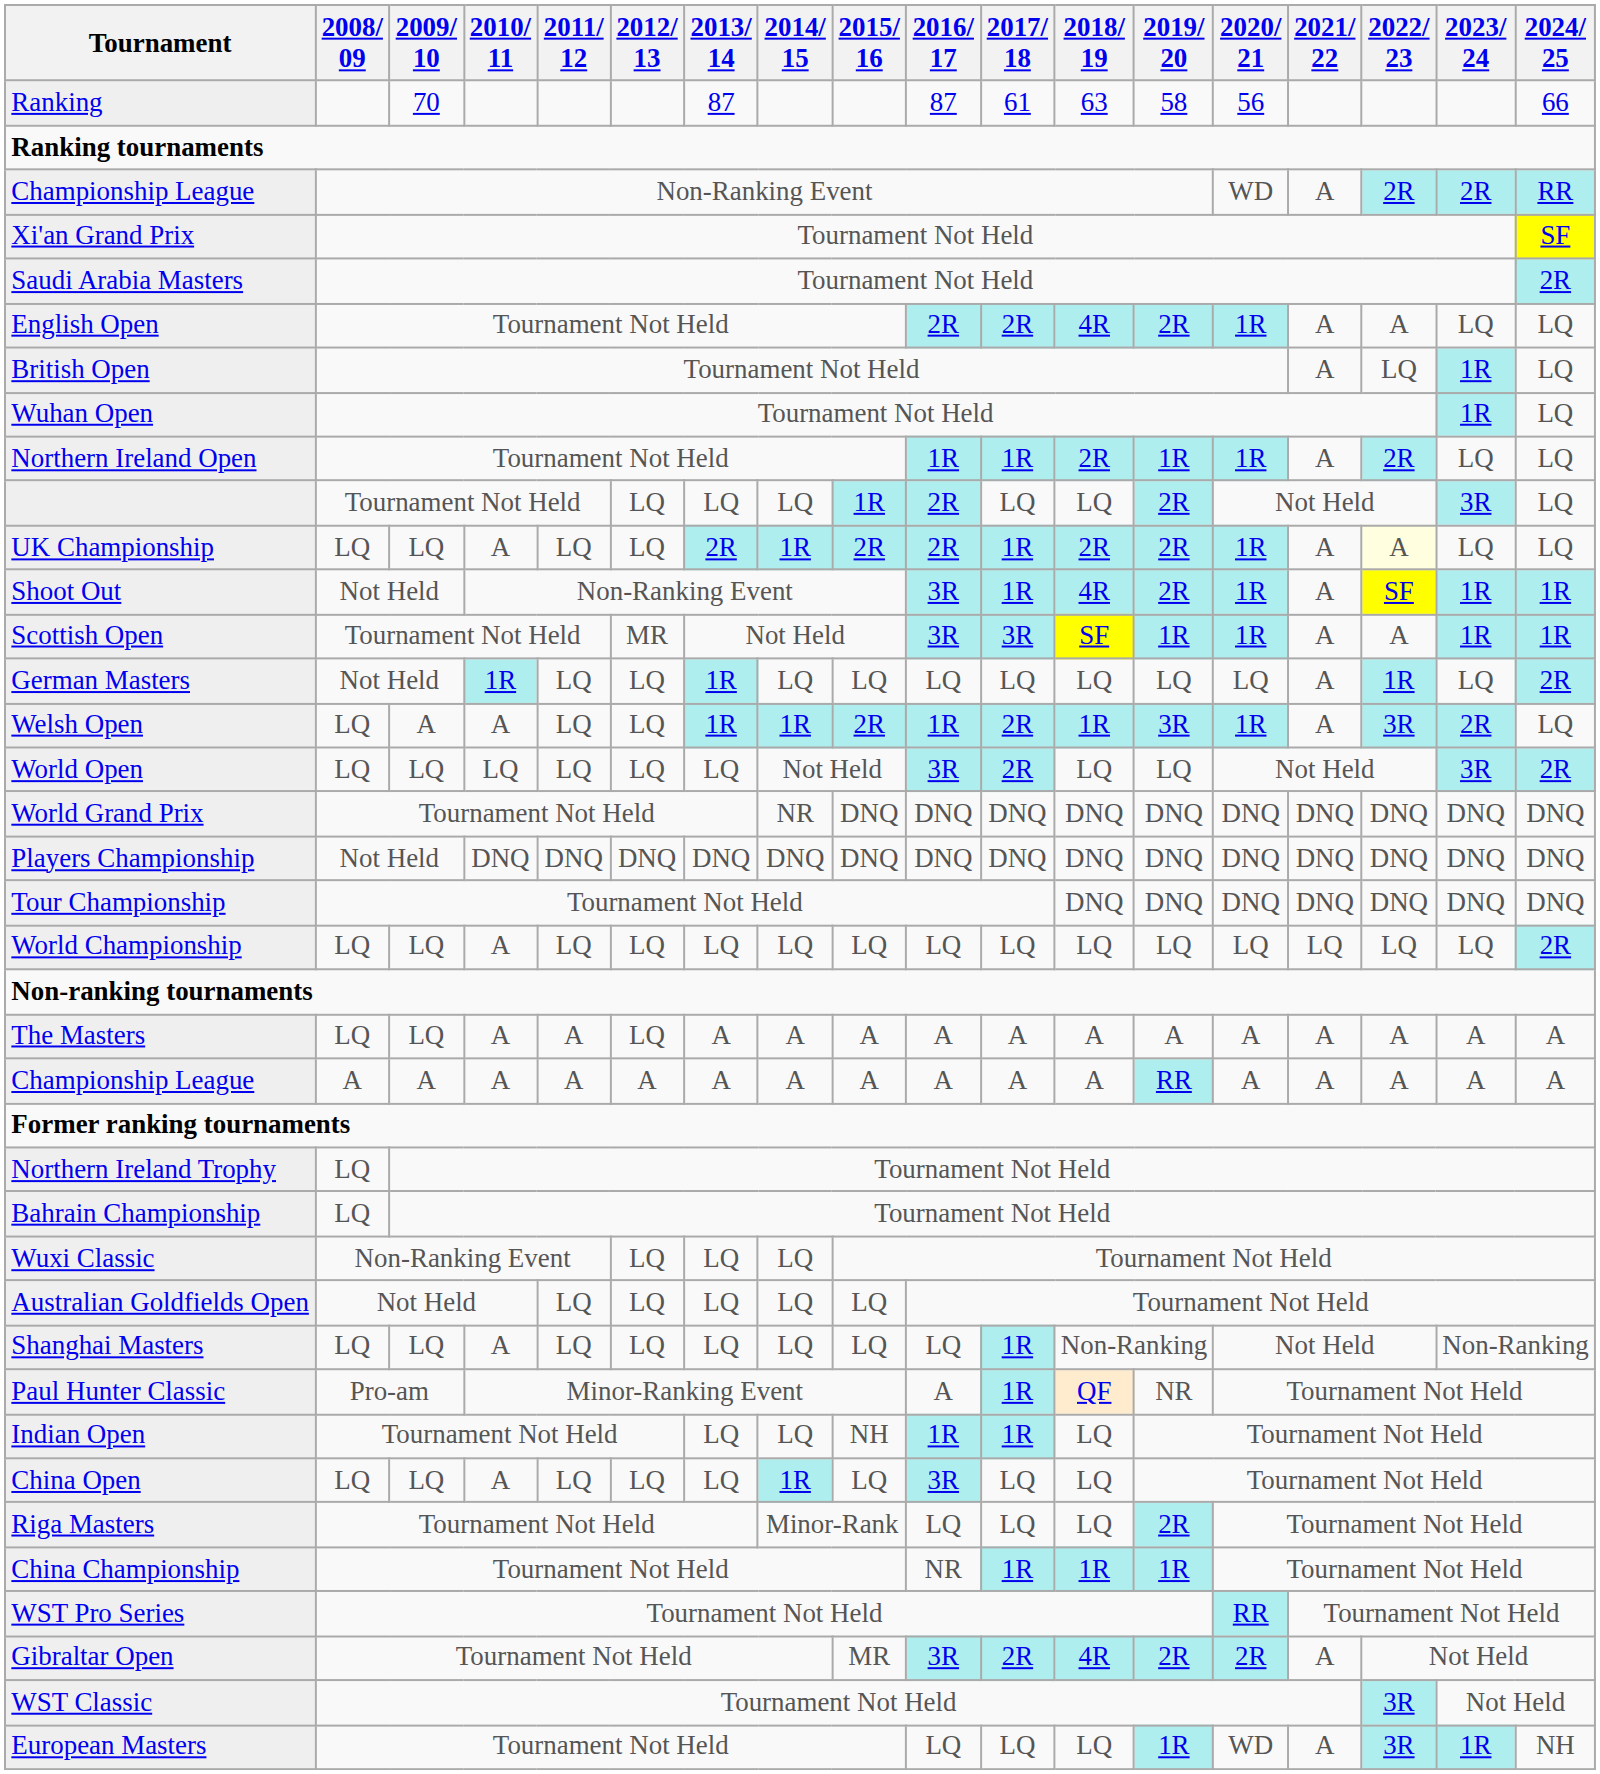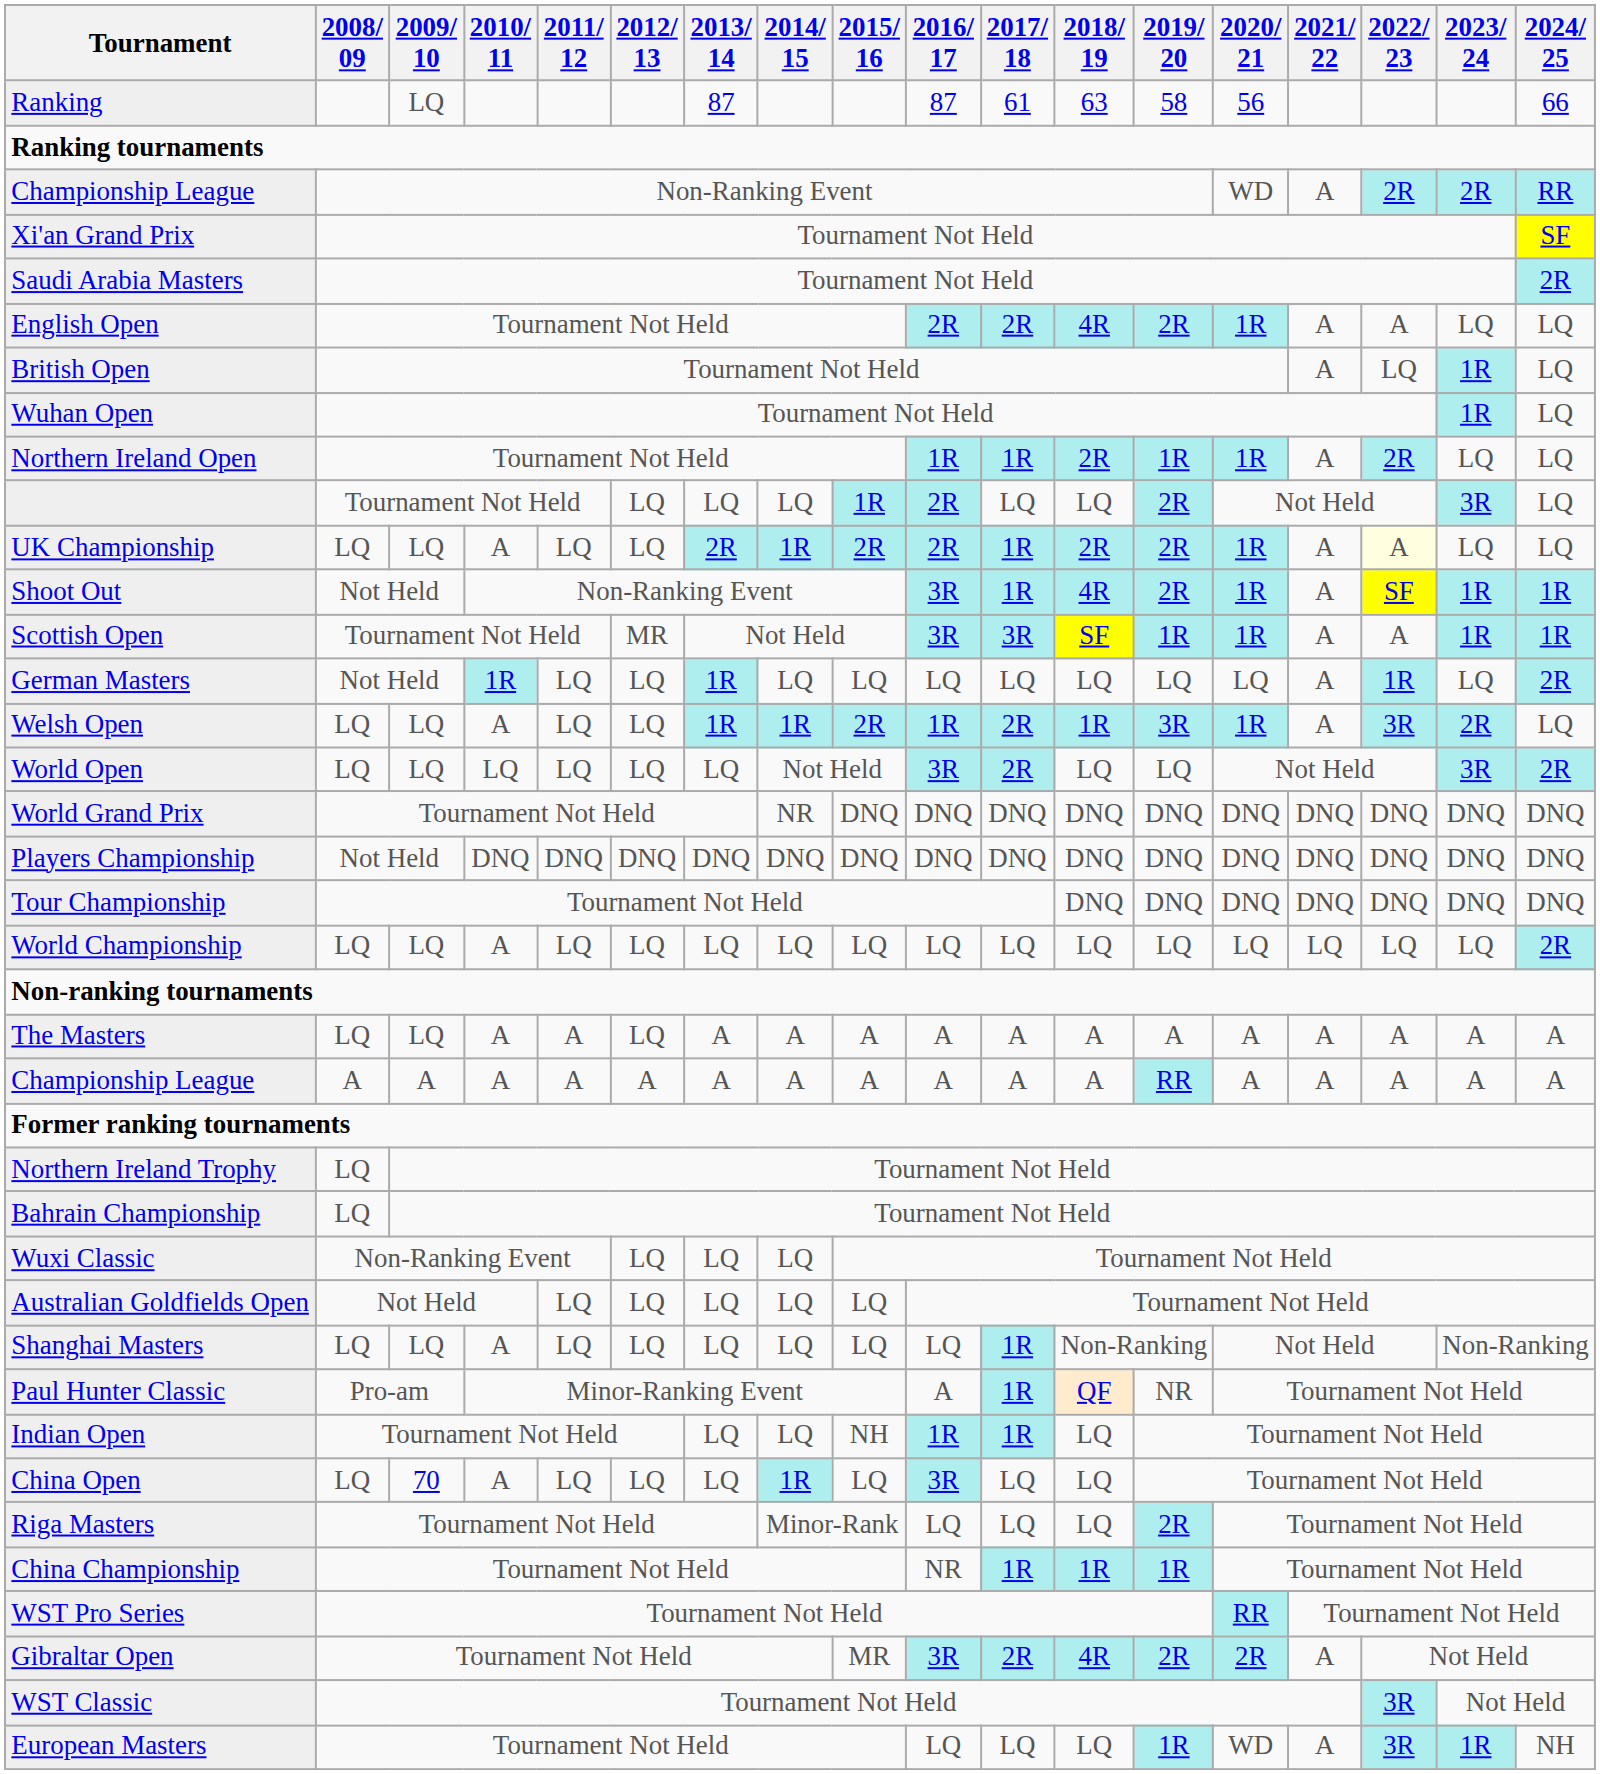(426, 102) 70 -> (426, 102) LQ
(426, 724) A -> (426, 724) LQ
(426, 1479) LQ -> (426, 1479) 70
